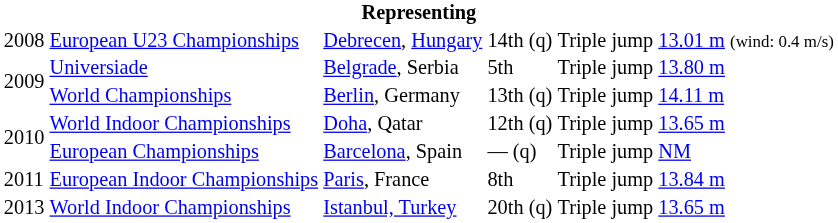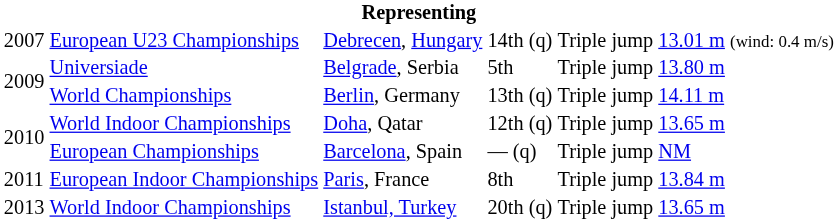(24, 40) 2008 -> (24, 40) 2007
